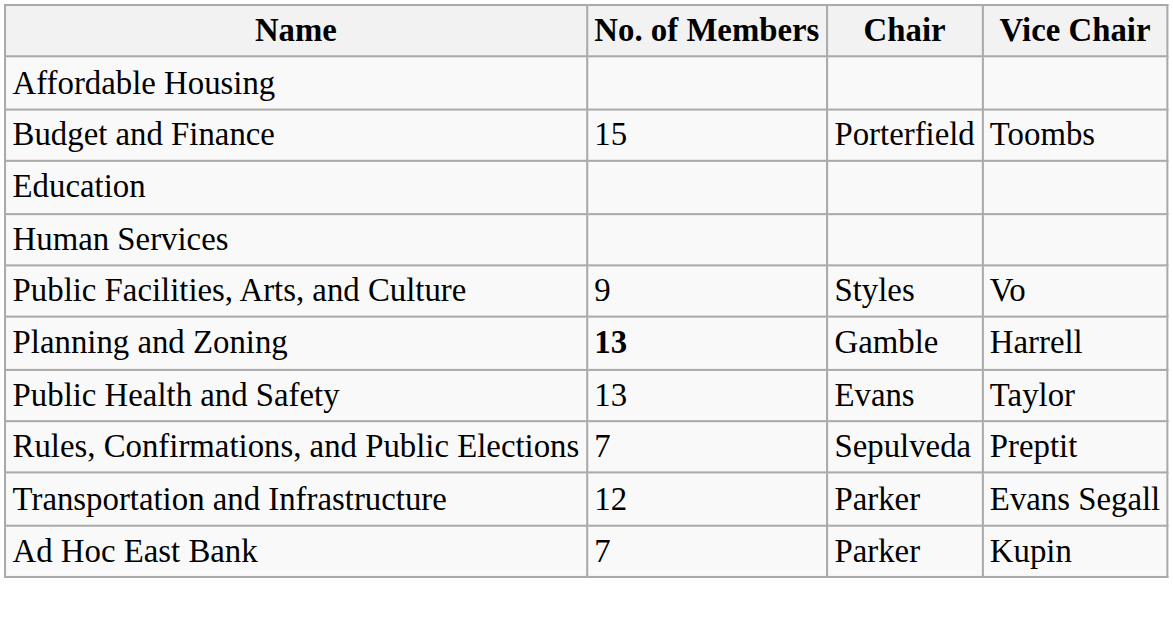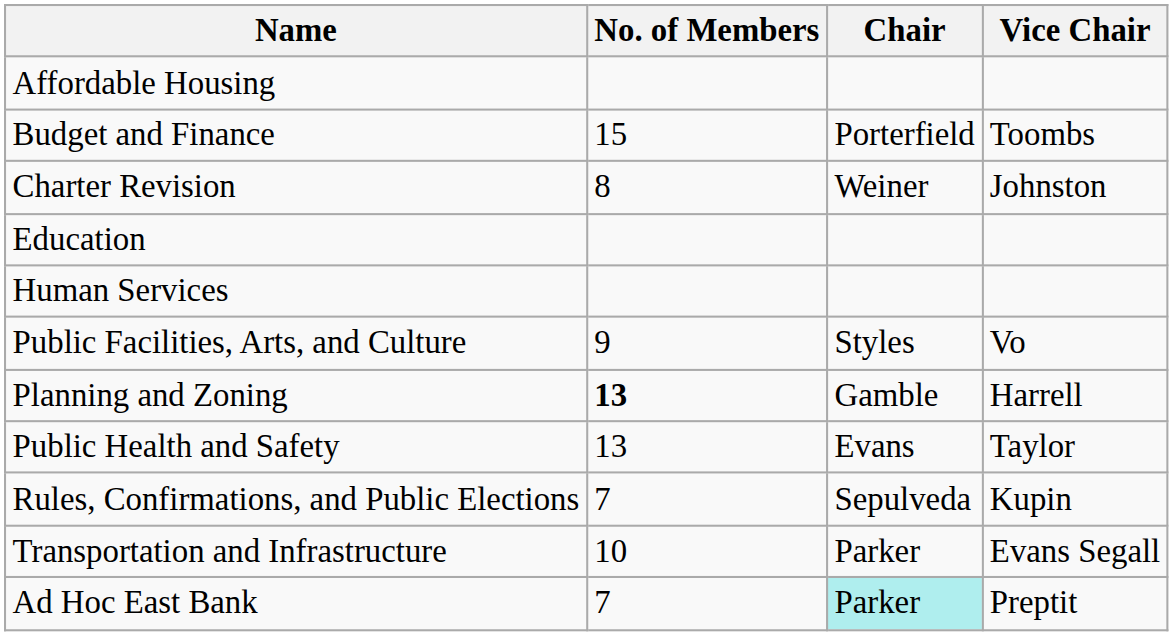+ row: (124, 186)
(1034, 446) Preptit -> (1031, 498) Kupin
(611, 498) 12 -> (611, 550) 10
(877, 550) no background -> (877, 602) paleturquoise background
(1031, 550) Kupin -> (1034, 602) Preptit
